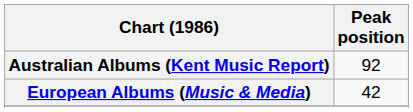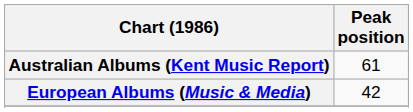(371, 65) 92 -> (371, 65) 61
